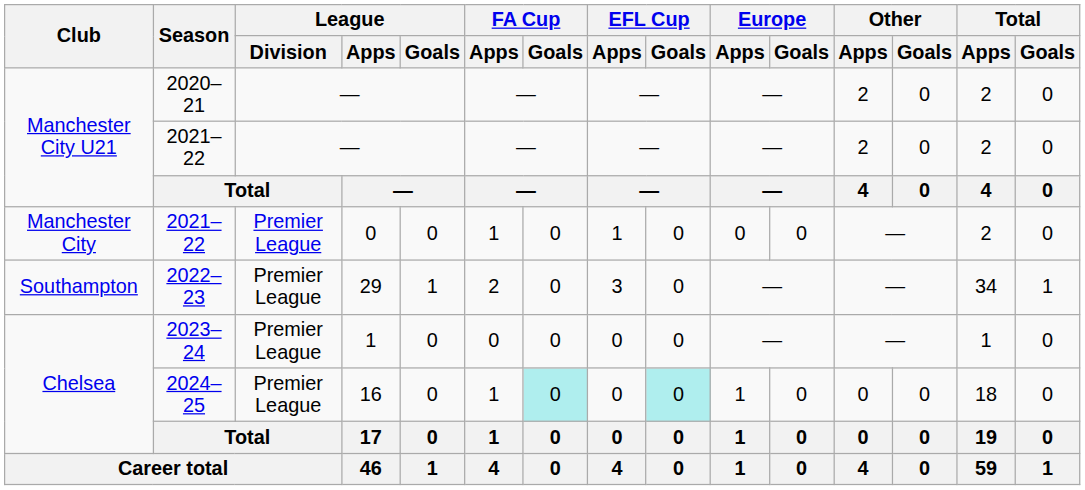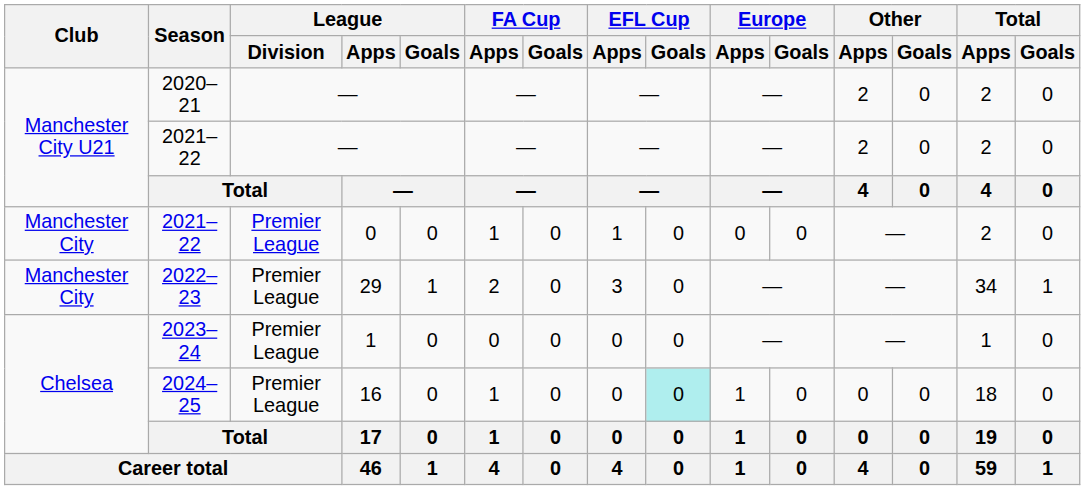(79, 287) Southampton -> (77, 287) Manchester City
(555, 394) paleturquoise background -> (555, 394) no background
